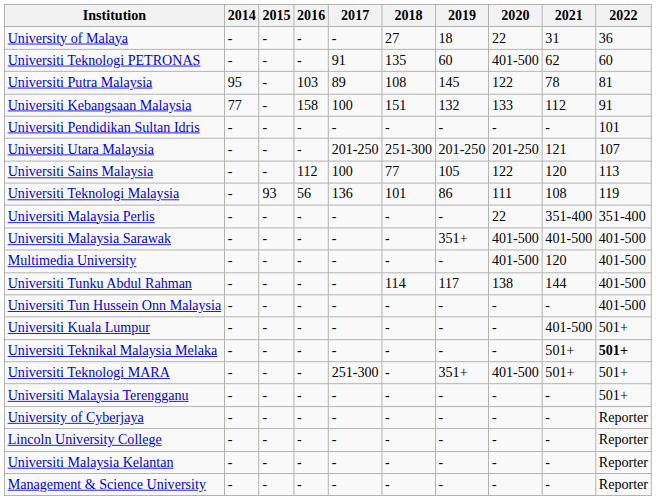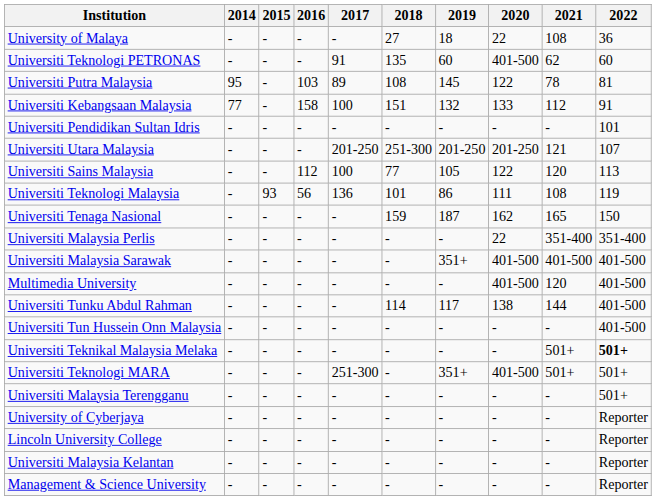(552, 37) 31 -> (556, 37) 108
+ row: (84, 216)
- row: (79, 328)
